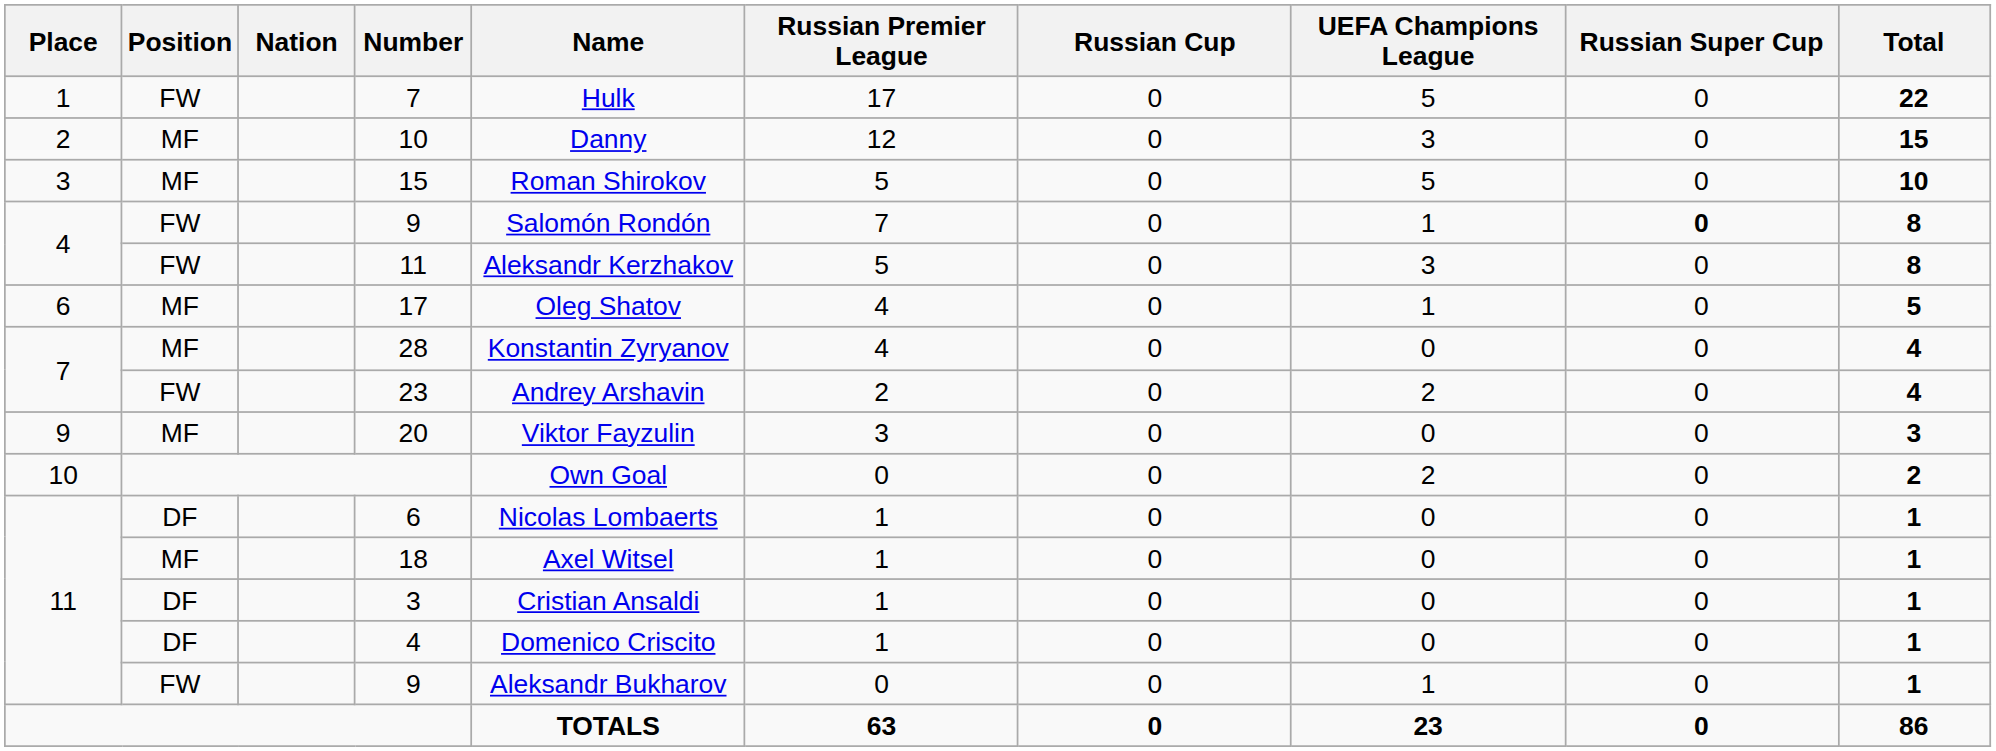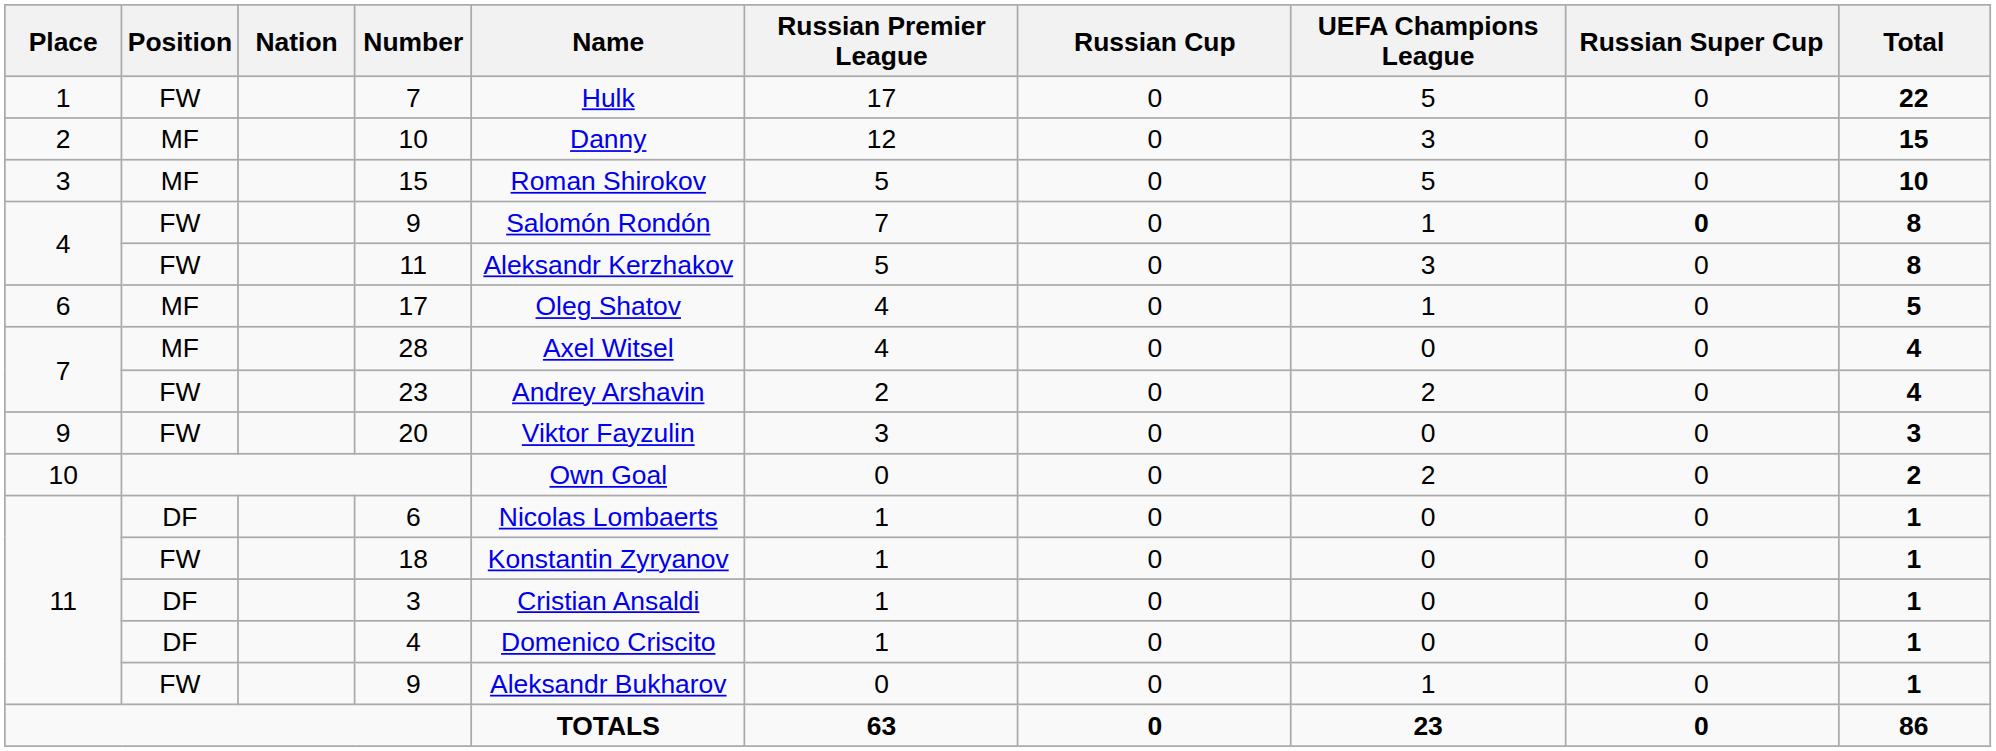(608, 349) Konstantin Zyryanov -> (608, 349) Axel Witsel
(180, 432) MF -> (180, 432) FW
(180, 558) MF -> (180, 558) FW
(608, 558) Axel Witsel -> (608, 558) Konstantin Zyryanov
